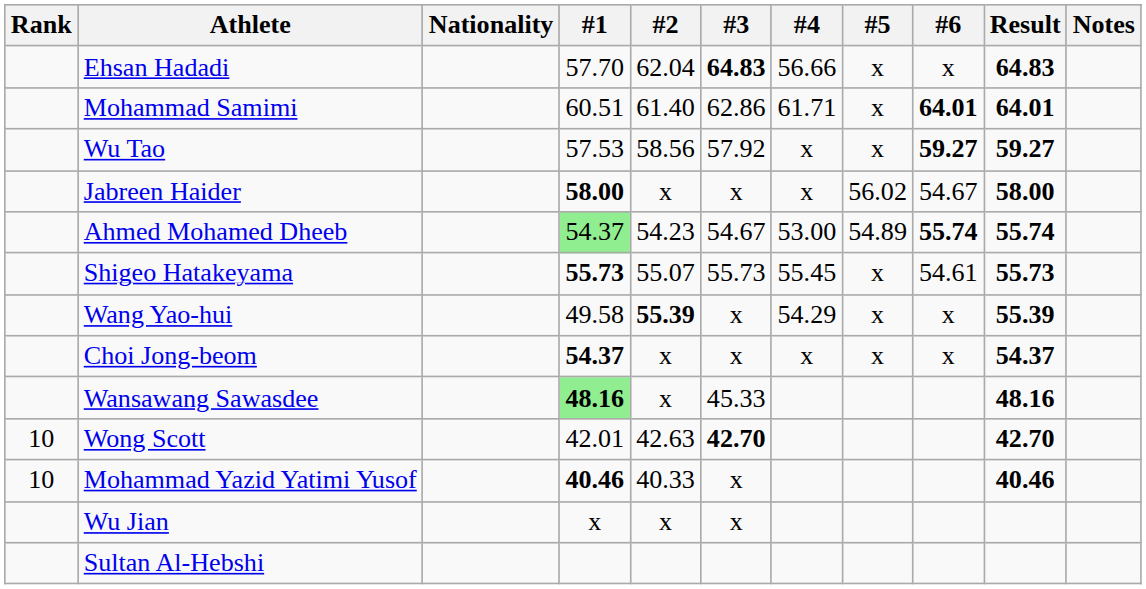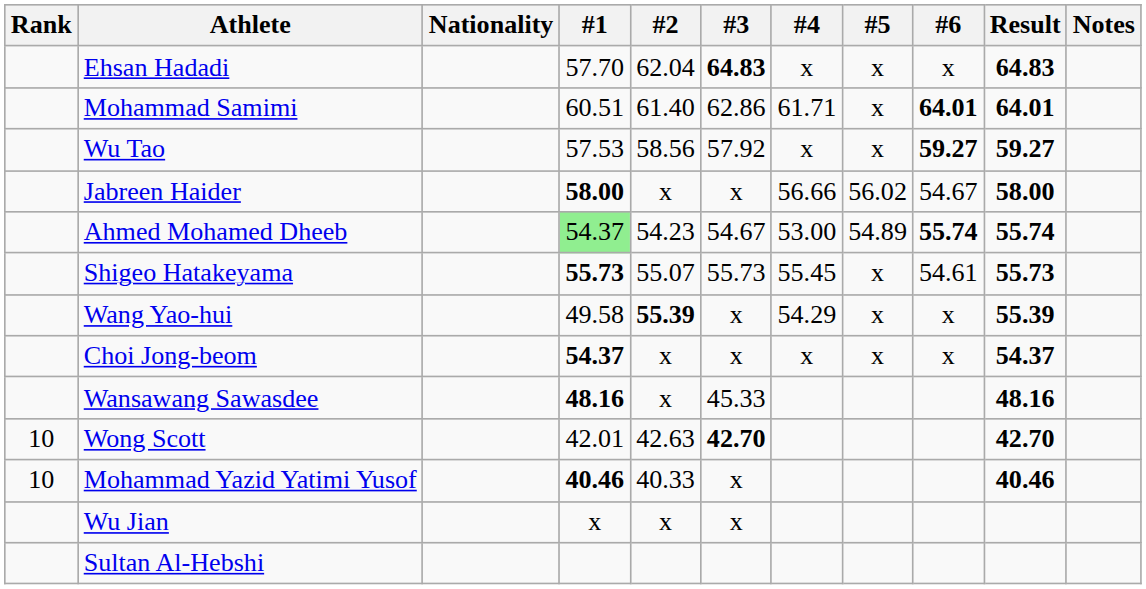(807, 66) 56.66 -> (807, 66) x
(807, 190) x -> (807, 190) 56.66
(595, 397) lightgreen background -> (595, 397) no background
